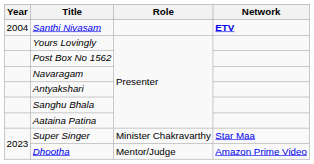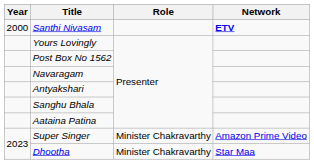(17, 27) 2004 -> (17, 27) 2000
(235, 136) Star Maa -> (261, 136) Amazon Prime Video
(146, 151) Mentor/Judge -> (163, 151) Minister Chakravarthy
(261, 151) Amazon Prime Video -> (235, 151) Star Maa
